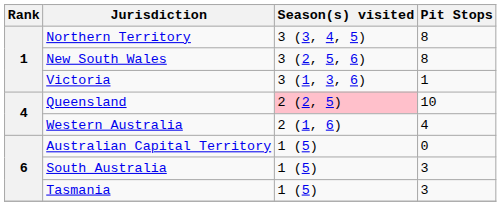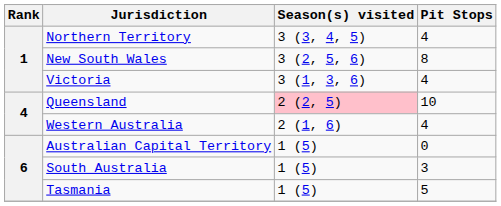(425, 37) 8 -> (425, 37) 4
(425, 81) 1 -> (425, 81) 4
(425, 190) 3 -> (425, 190) 5
